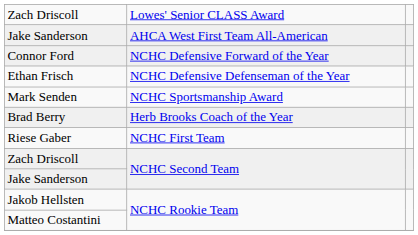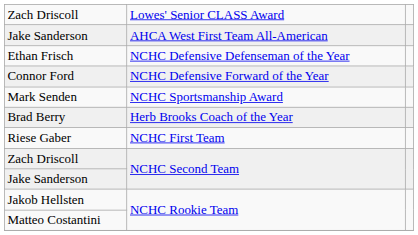rows swapped: (40, 76) <-> (41, 55)
